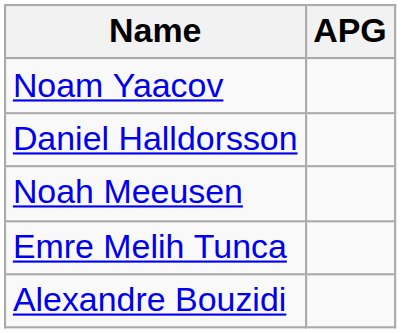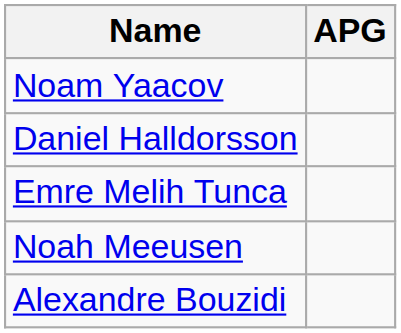rows swapped: (150, 246) <-> (128, 192)
